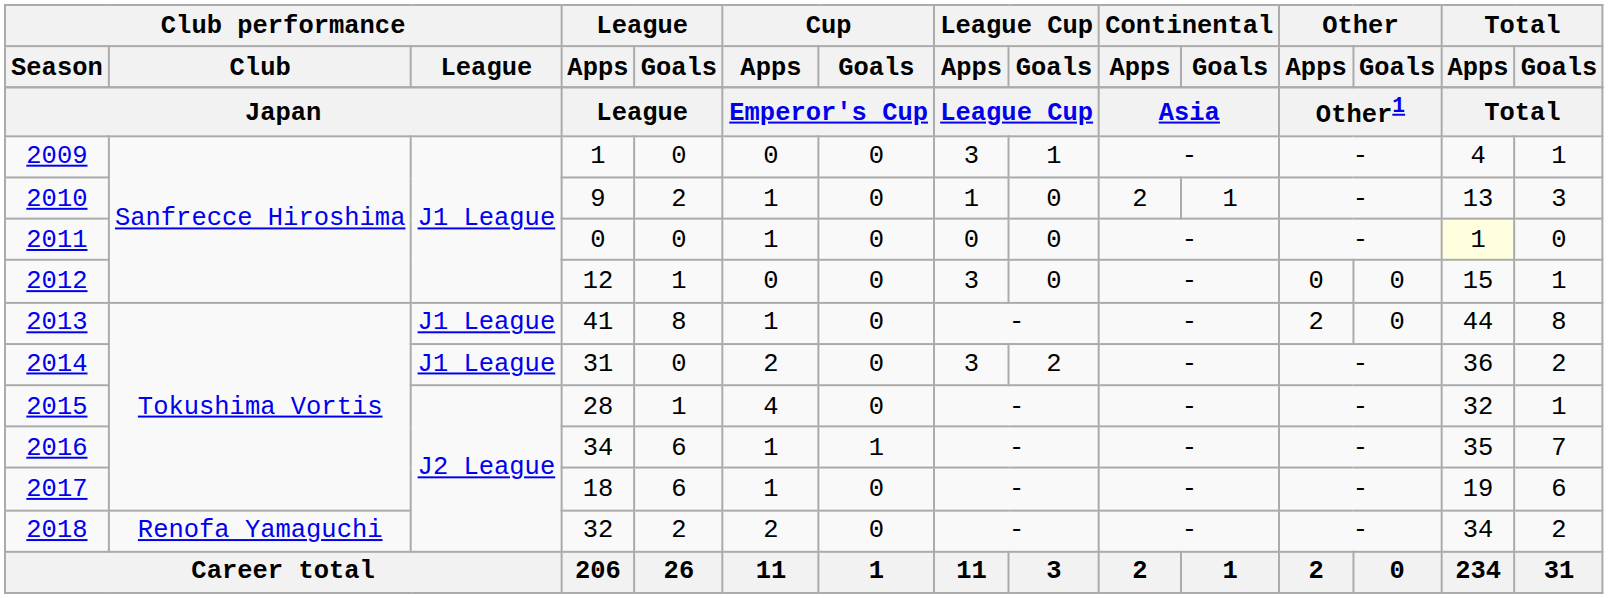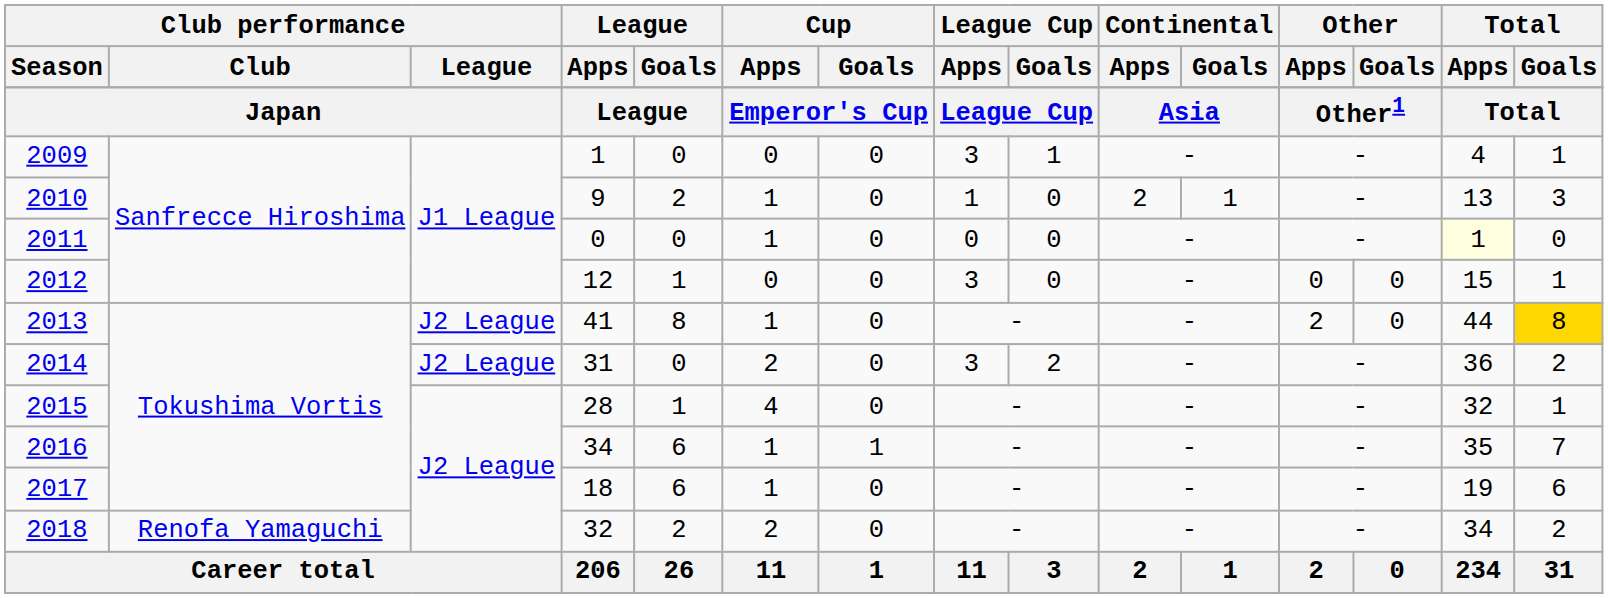(486, 323) J1 League -> (486, 323) J2 League
(1559, 323) no background -> (1559, 323) gold background
(486, 364) J1 League -> (486, 364) J2 League
